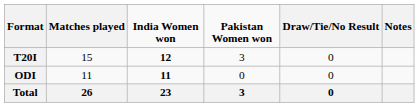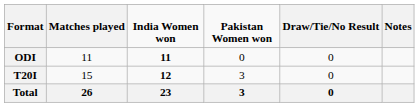rows swapped: (25, 75) <-> (25, 57)
